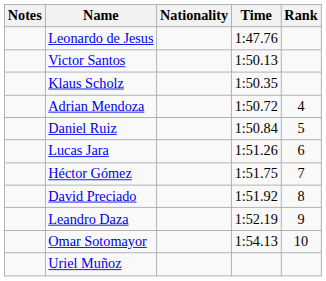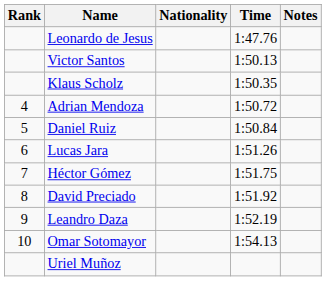columns swapped: (301, 15) <-> (25, 15)
